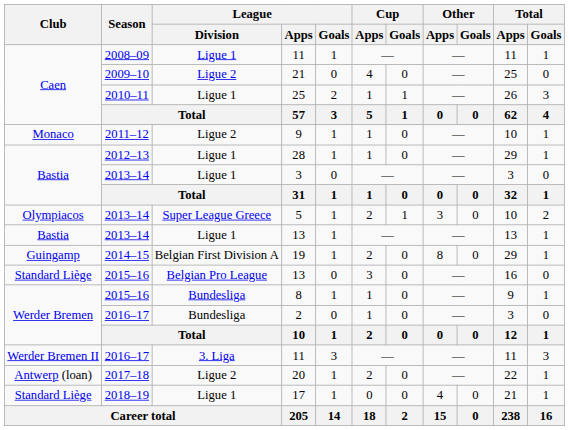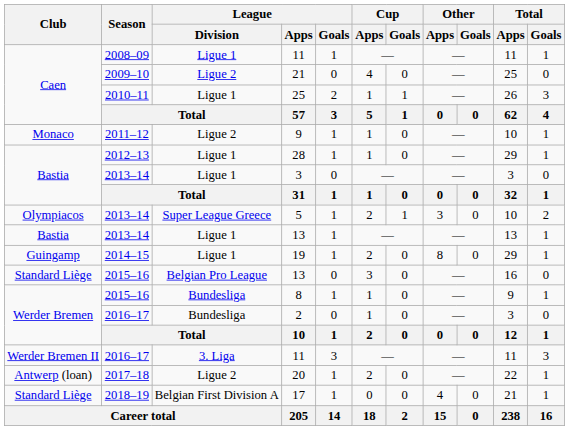(217, 255) Belgian First Division A -> (217, 255) Ligue 1
(217, 395) Ligue 1 -> (217, 395) Belgian First Division A
